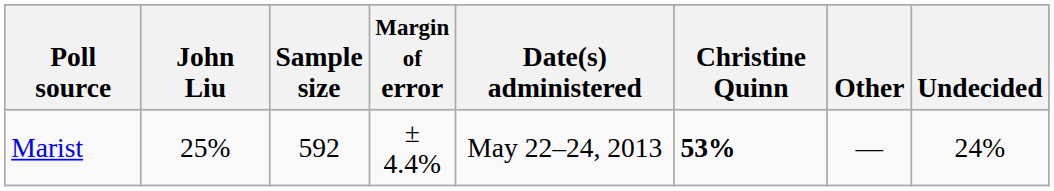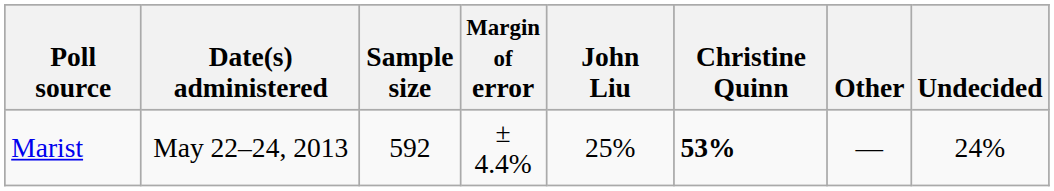columns swapped: (565, 72) <-> (205, 72)
